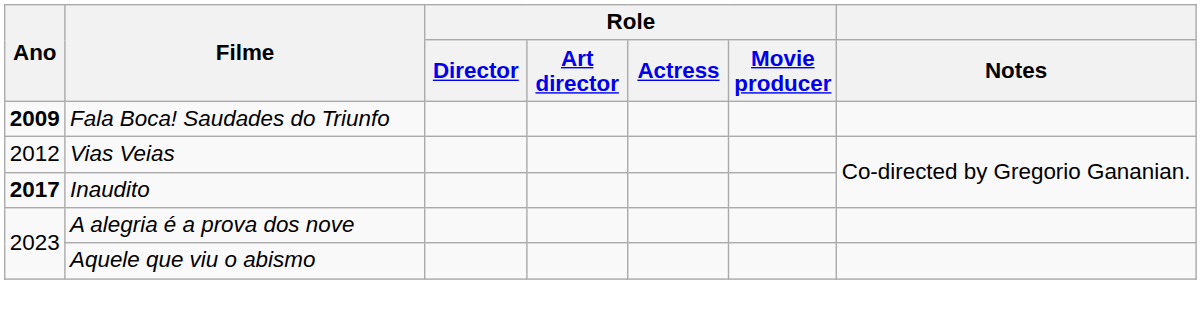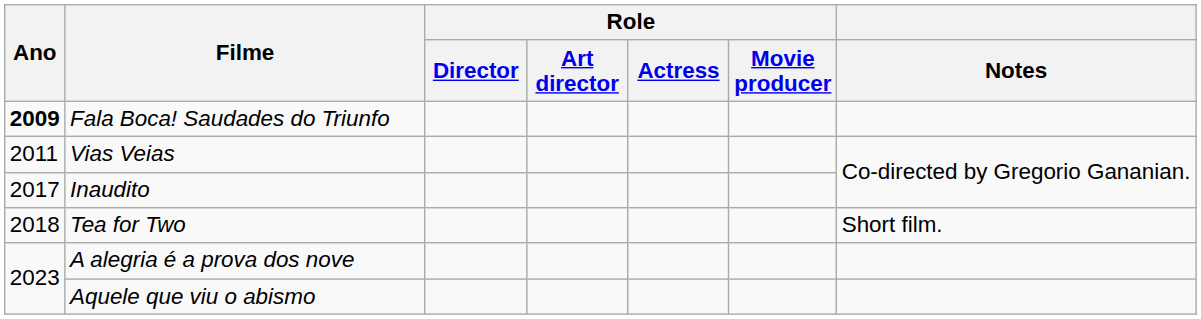(35, 154) 2012 -> (34, 154) 2011
(35, 189) bold -> (35, 189) normal
+ row: (128, 225)
